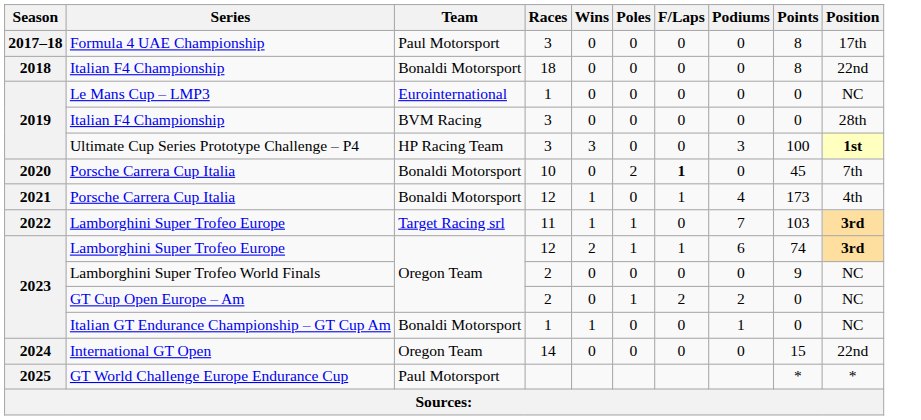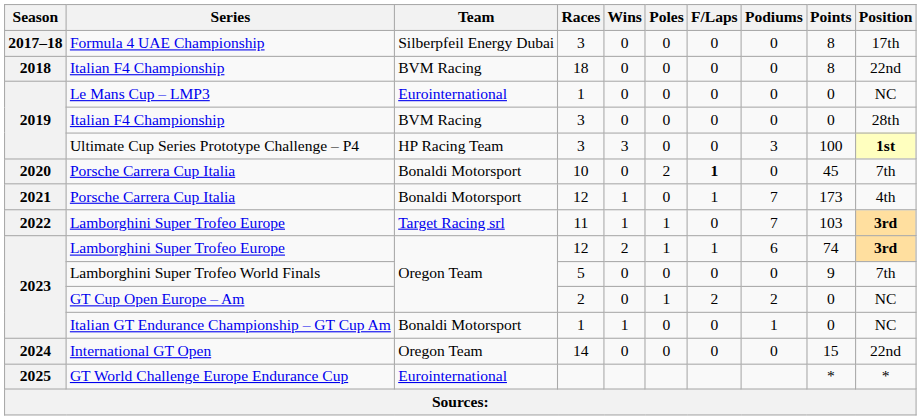(449, 43) Paul Motorsport -> (476, 43) Silberpfeil Energy Dubai
(460, 69) Bonaldi Motorsport -> (440, 69) BVM Racing
(741, 197) 4 -> (774, 197) 7
(548, 274) 2 -> (581, 274) 5
(853, 274) NC -> (886, 274) 7th
(449, 376) Paul Motorsport -> (453, 376) Eurointernational
